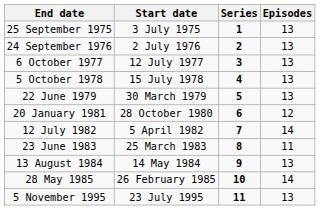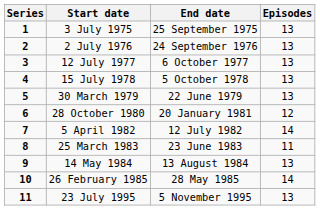columns swapped: (239, 13) <-> (59, 13)
